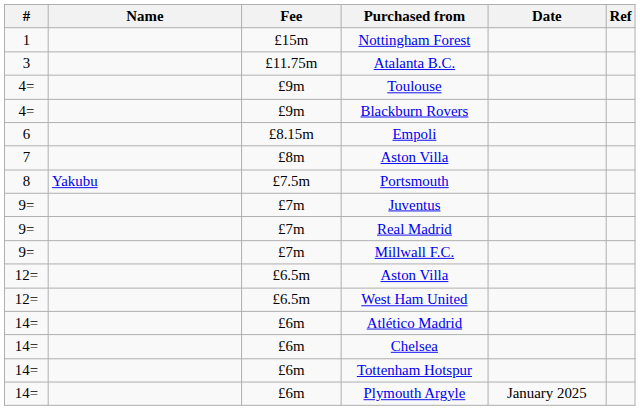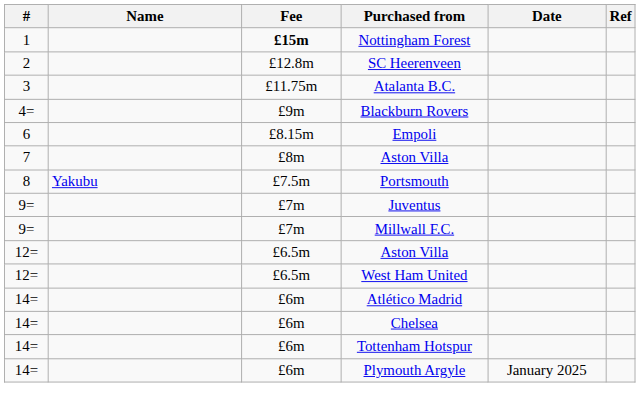(291, 39) normal -> (291, 39) bold
+ row: (26, 63)
- row: (26, 87)
- row: (26, 228)
